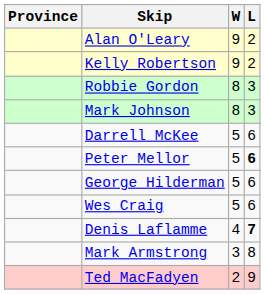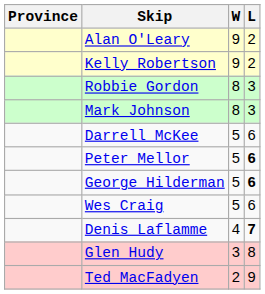(252, 183) normal -> (252, 183) bold
- row: (146, 254)
+ row: (124, 254)
